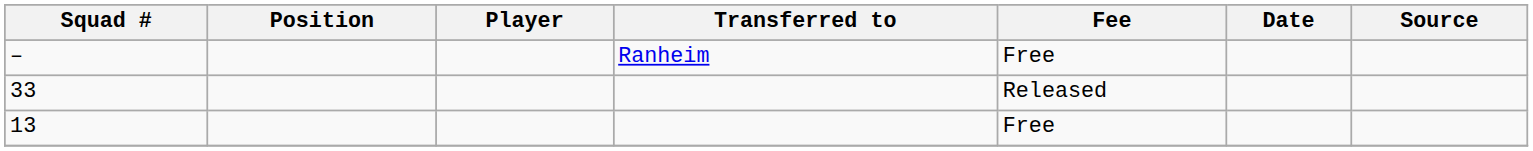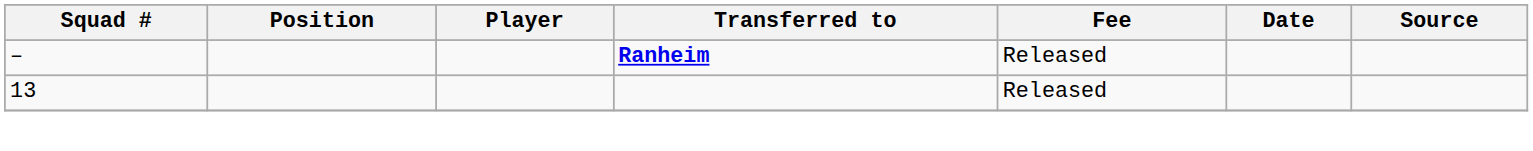(664, 58) normal -> (664, 58) bold
(1029, 58) Free -> (1055, 58) Released
- row: (23, 93)
(1029, 128) Free -> (1055, 93) Released
